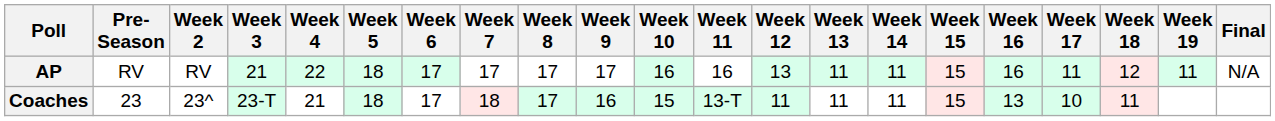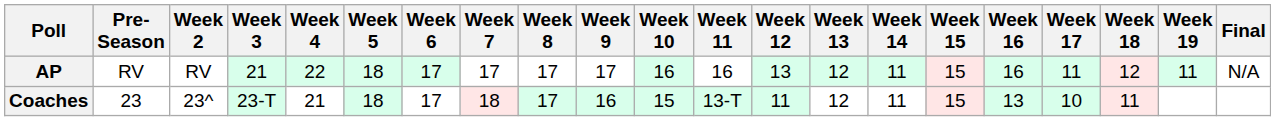(839, 71) 11 -> (839, 71) 12
(839, 101) 11 -> (839, 101) 12
